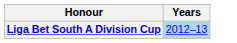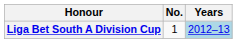+ column: (174, 13)
